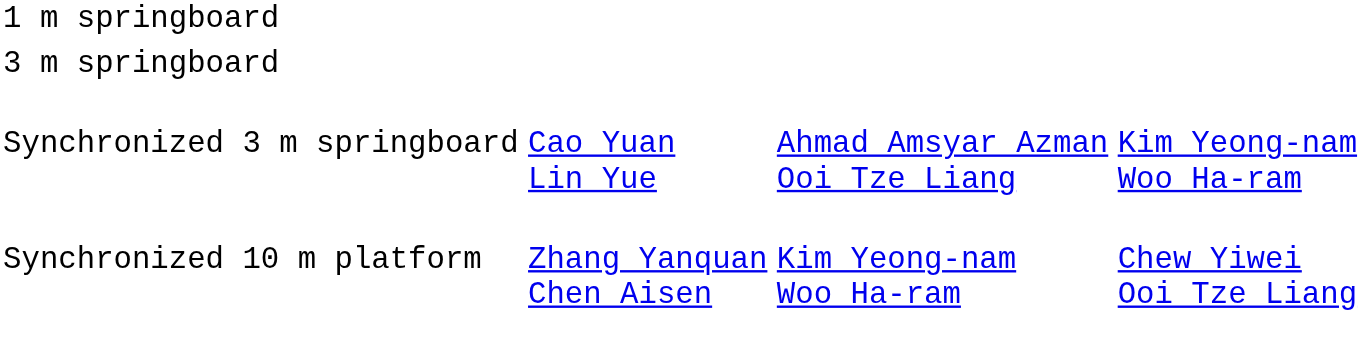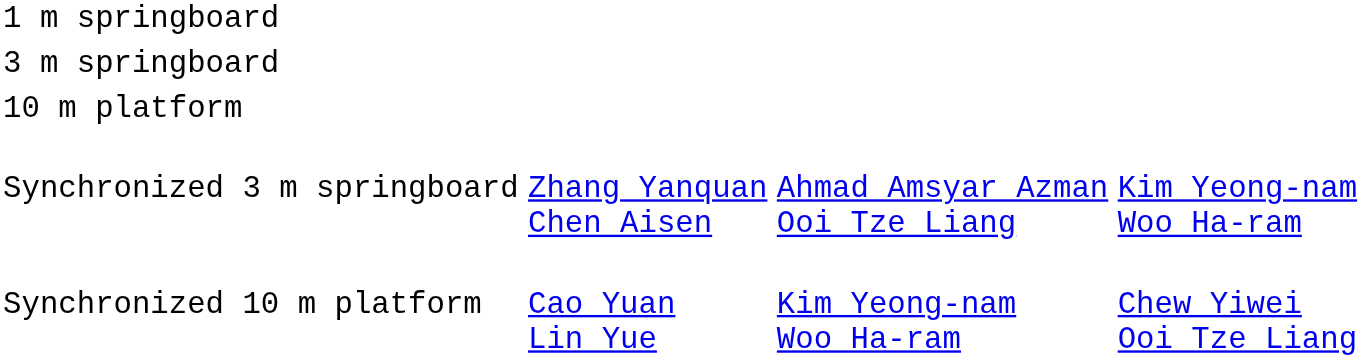+ row: (123, 108)
(602, 162) Cao Yuan Lin Yue -> (648, 206) Zhang Yanquan Chen Aisen
(648, 277) Zhang Yanquan Chen Aisen -> (602, 322) Cao Yuan Lin Yue
